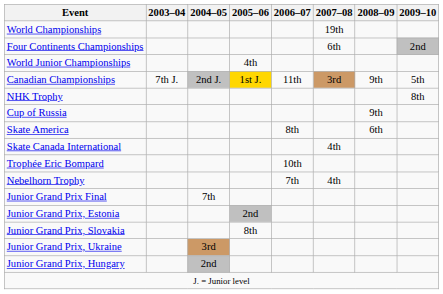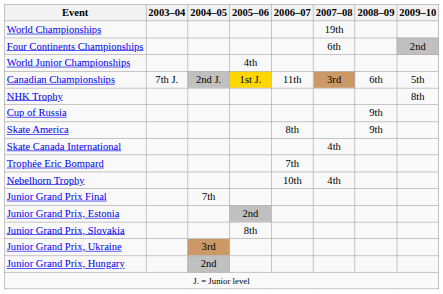(376, 79) 9th -> (376, 79) 6th
(376, 130) 6th -> (376, 130) 9th
(292, 163) 10th -> (292, 163) 7th
(292, 180) 7th -> (292, 180) 10th
